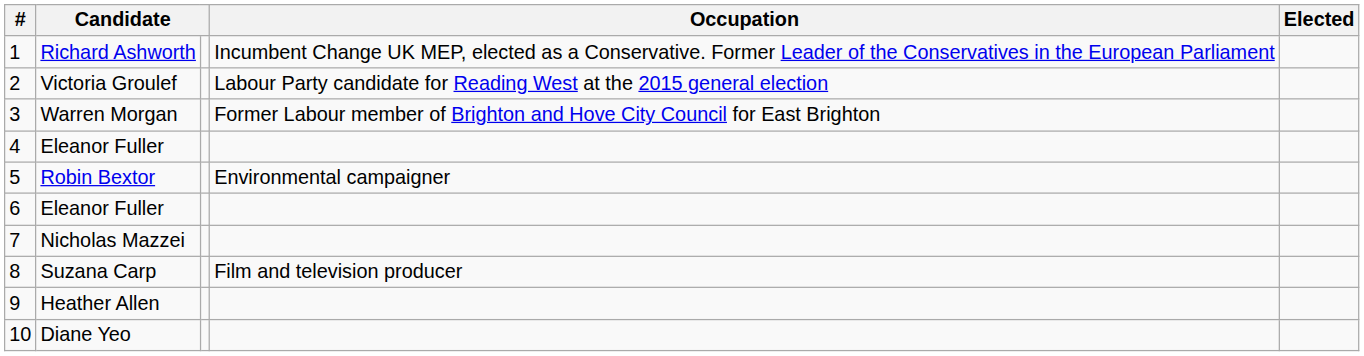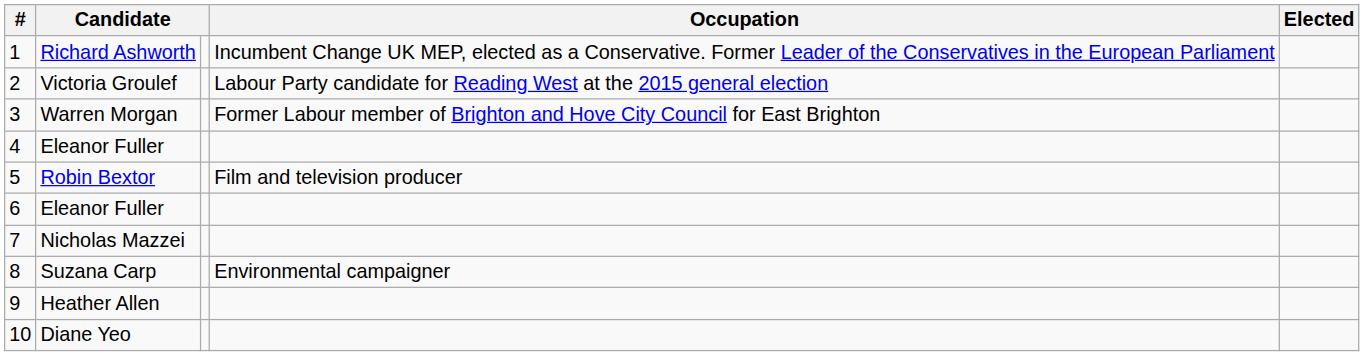(332, 177) Environmental campaigner -> (338, 177) Film and television producer
(338, 271) Film and television producer -> (332, 271) Environmental campaigner
